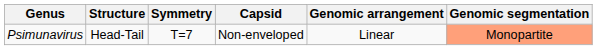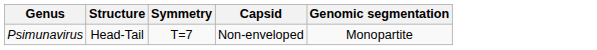- column: (377, 14)
(519, 34) lightsalmon background -> (379, 34) no background
